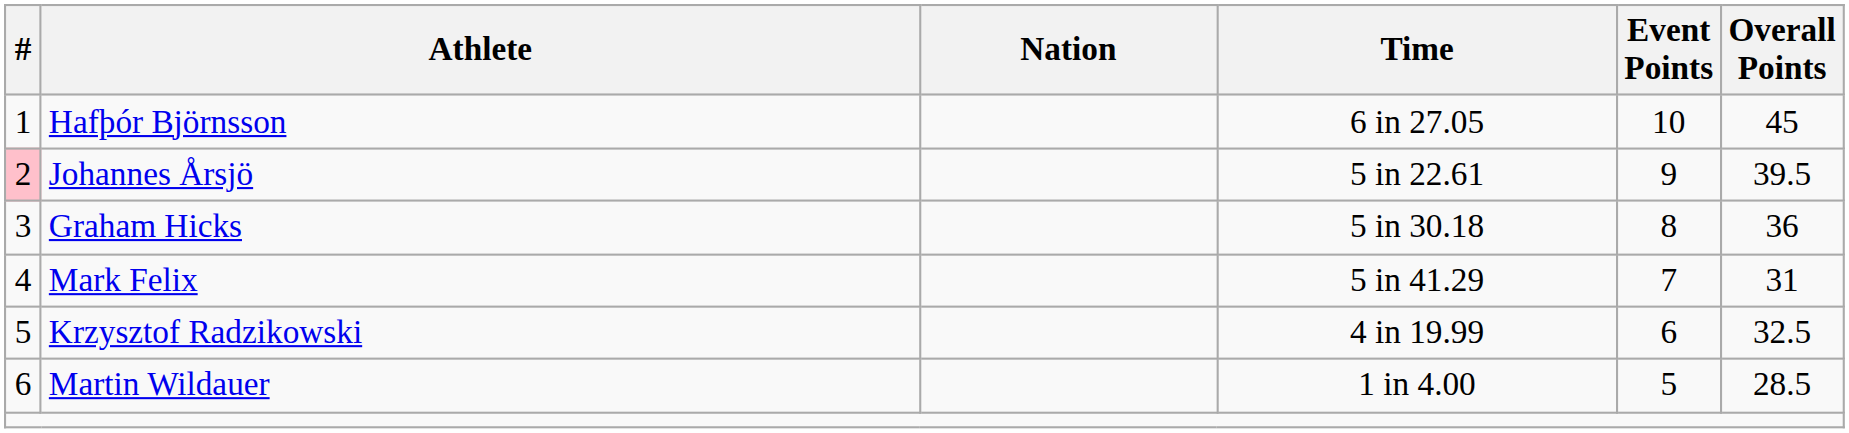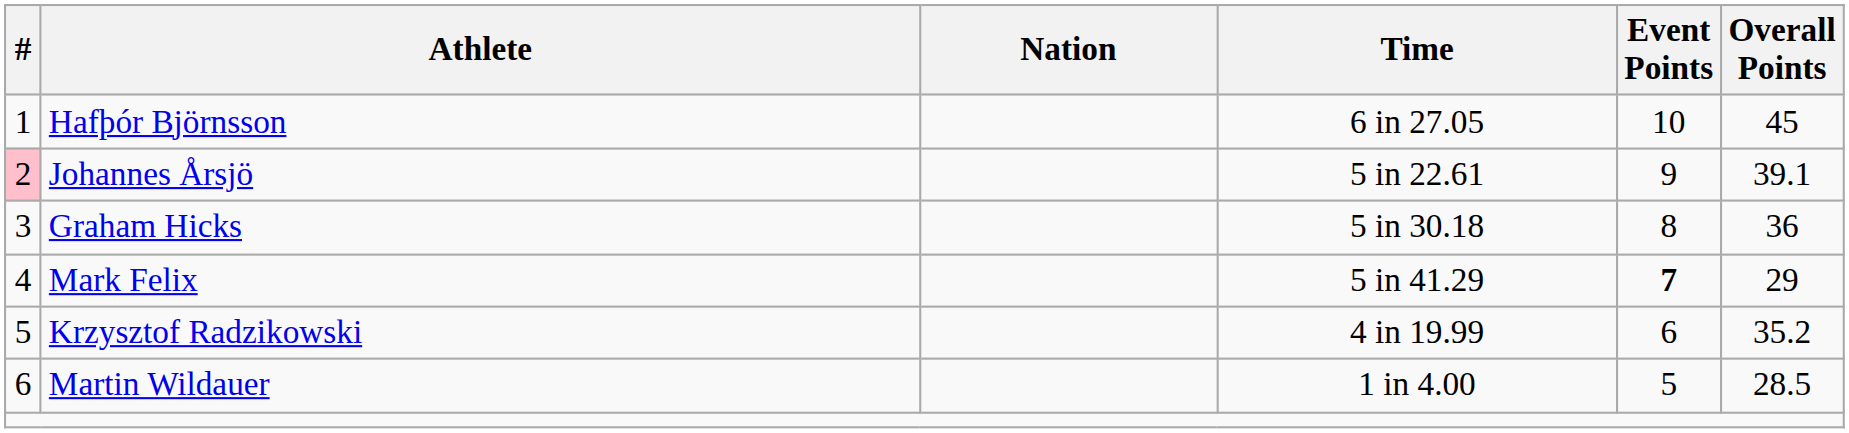(1782, 173) 39.5 -> (1782, 173) 39.1
(1669, 279) normal -> (1669, 279) bold
(1782, 279) 31 -> (1782, 279) 29
(1782, 332) 32.5 -> (1782, 332) 35.2
